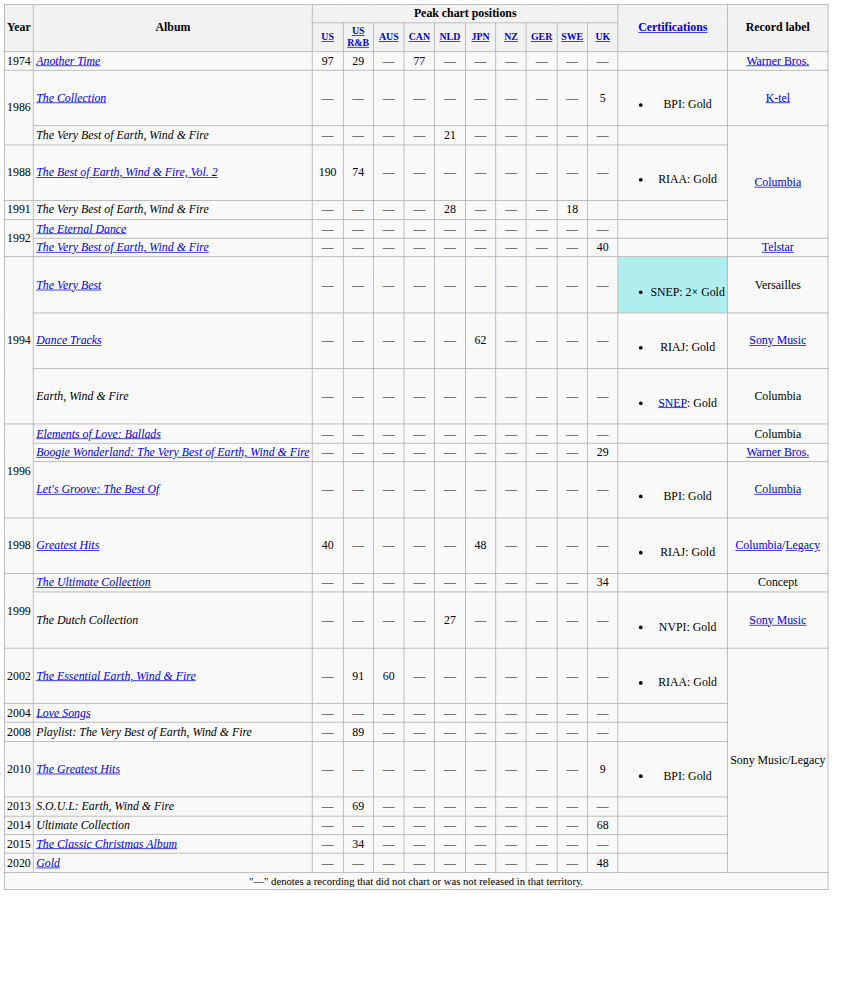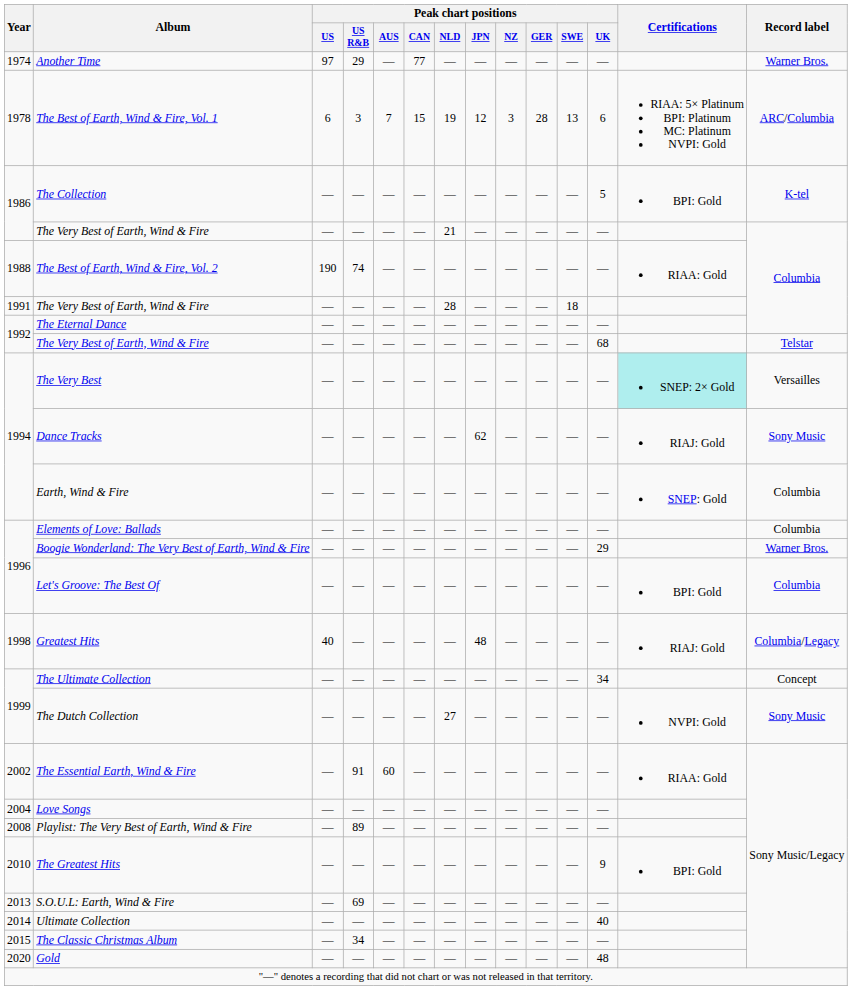+ row: (19, 118)
(603, 247) 40 -> (603, 343) 68
(603, 825) 68 -> (603, 921) 40
